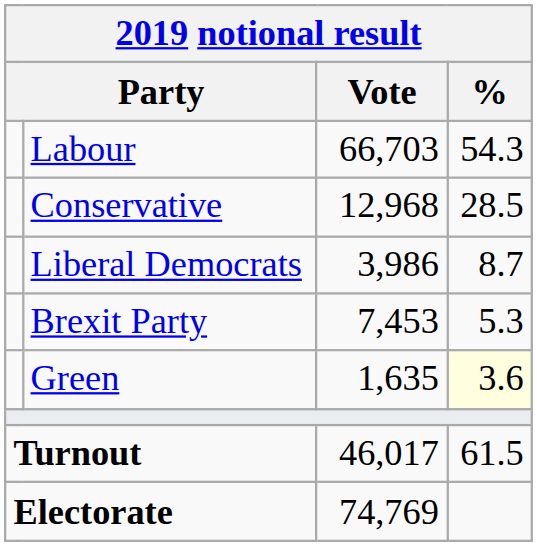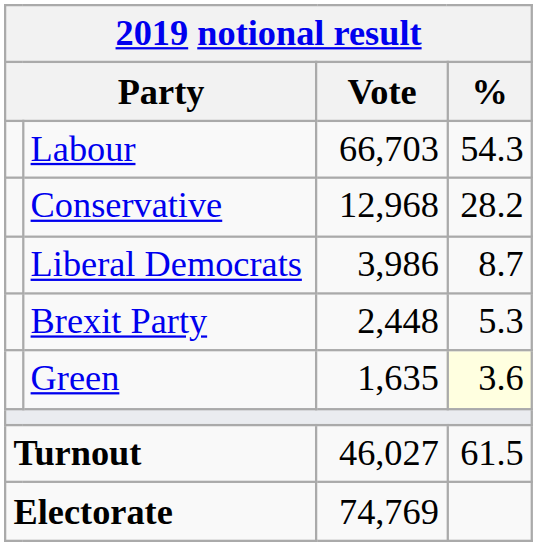(492, 206) 28.5 -> (492, 206) 28.2
(398, 321) 7,453 -> (398, 321) 2,448
(389, 453) 46,017 -> (389, 453) 46,027
